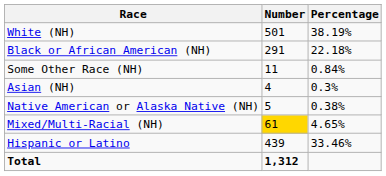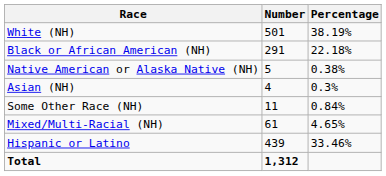rows swapped: (133, 106) <-> (75, 69)
(271, 124) gold background -> (271, 124) no background
